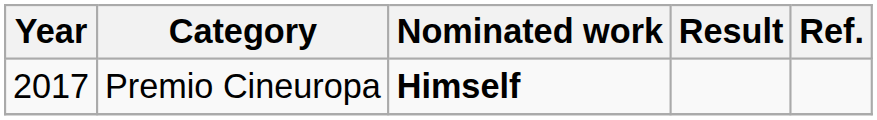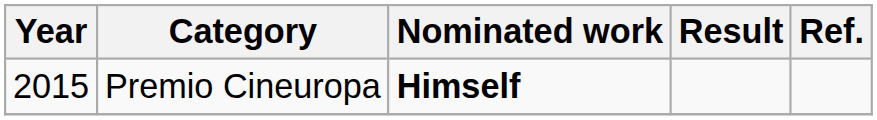(51, 85) 2017 -> (51, 85) 2015
